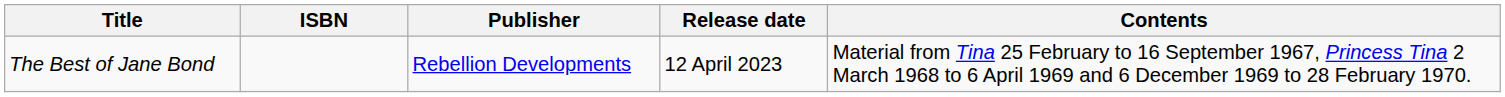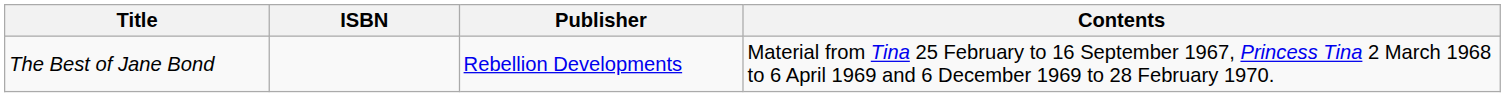- column: (744, 20)
